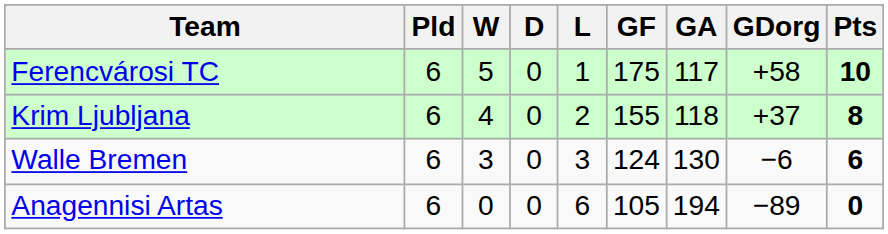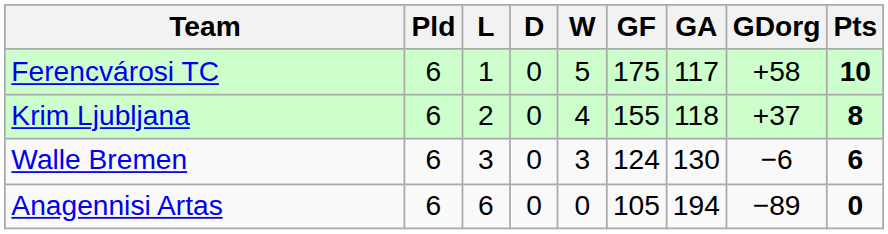columns swapped: (486, 26) <-> (582, 26)
